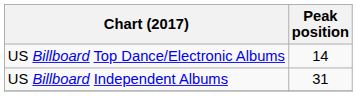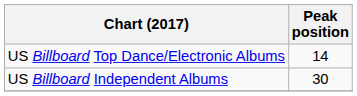(320, 79) 31 -> (320, 79) 30
